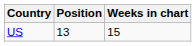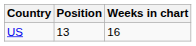(114, 31) 15 -> (114, 31) 16
